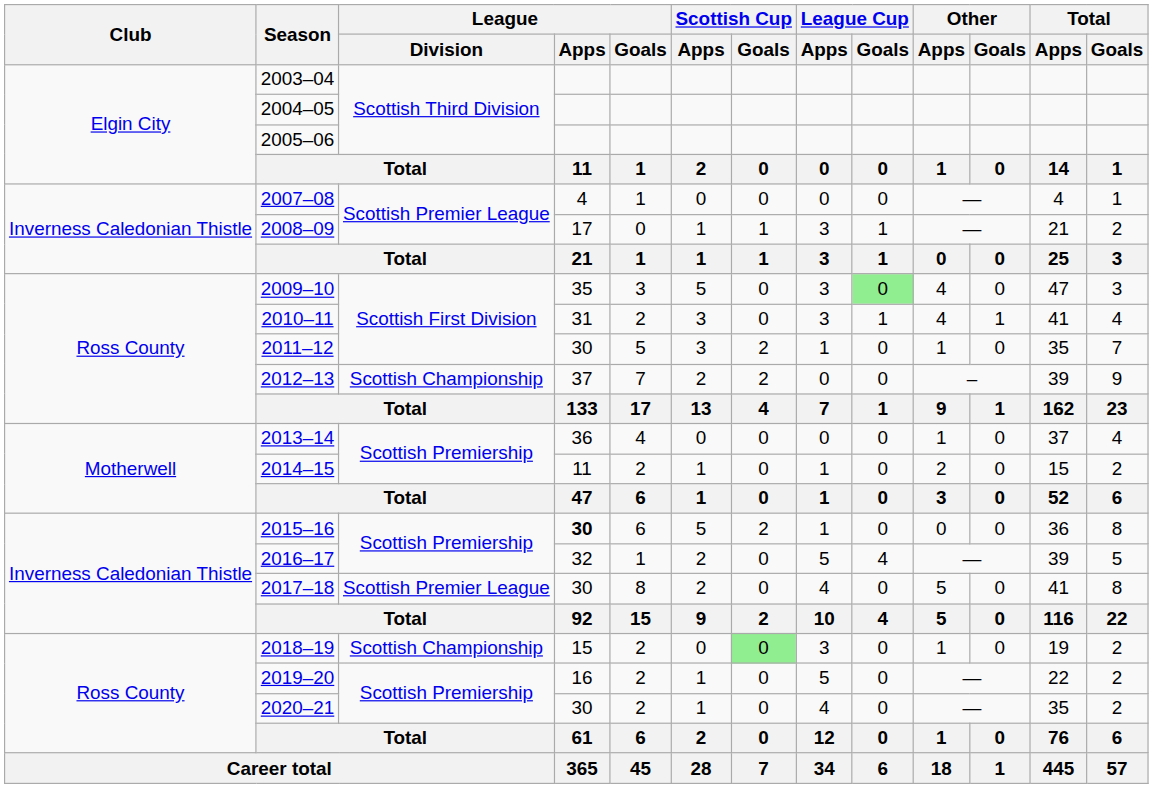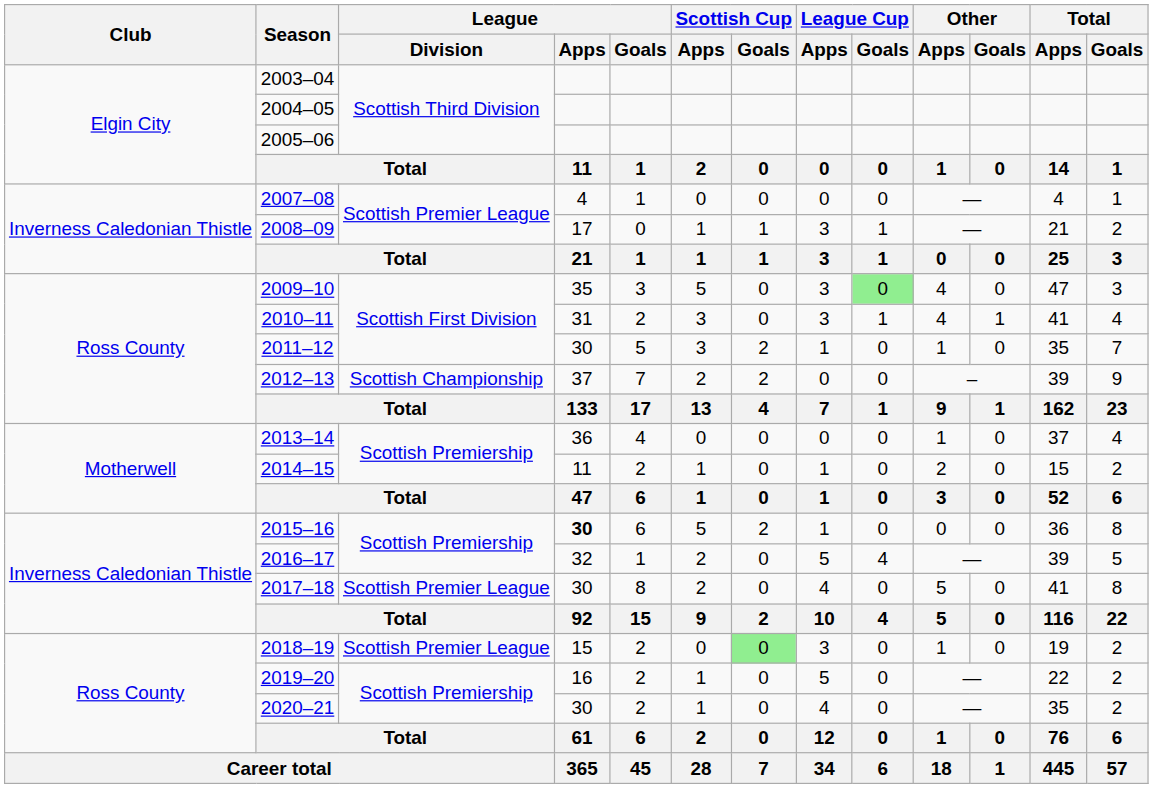(446, 648) Scottish Championship -> (446, 648) Scottish Premier League
